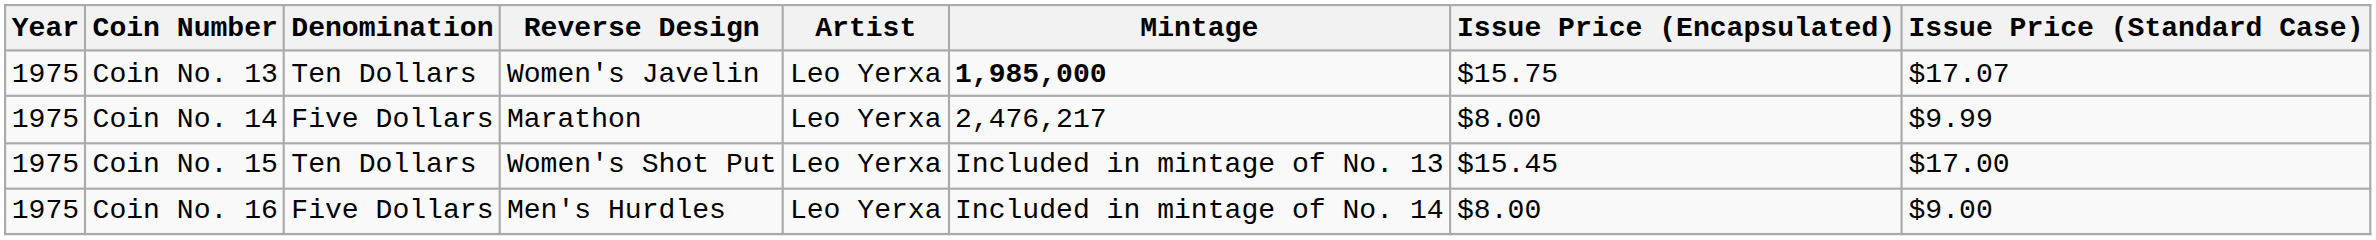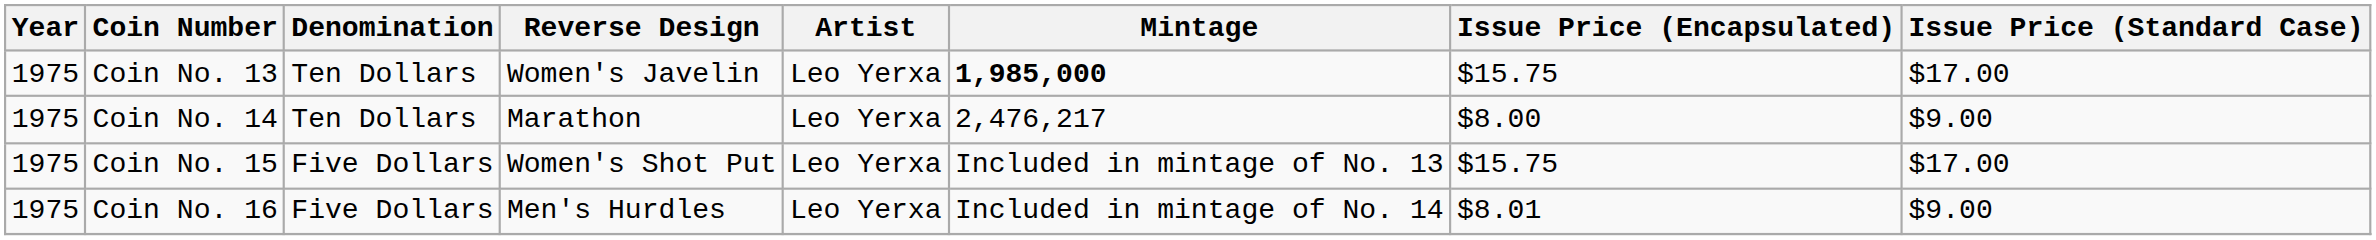(1959, 74) $17.07 -> (1959, 74) $17.00
(392, 119) Five Dollars -> (384, 119) Ten Dollars
(1951, 119) $9.99 -> (1951, 119) $9.00
(384, 165) Ten Dollars -> (392, 165) Five Dollars
(1508, 165) $15.45 -> (1508, 165) $15.75
(1499, 211) $8.00 -> (1499, 211) $8.01
